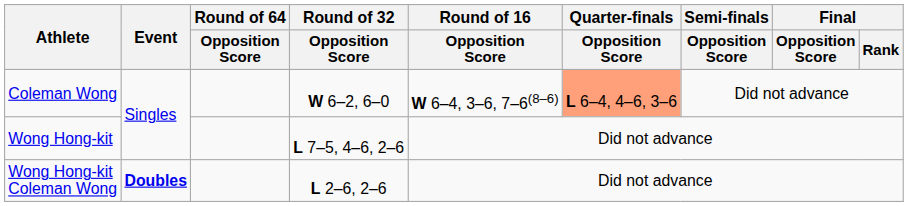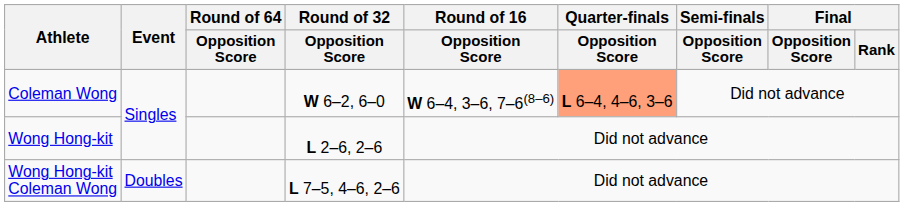(349, 147) L 7–5, 4–6, 2–6 -> (344, 147) L 2–6, 2–6
(156, 181) bold -> (154, 181) normal
(349, 190) L 2–6, 2–6 -> (344, 190) L 7–5, 4–6, 2–6
